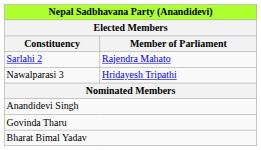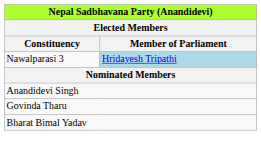- row: (24, 59)
(139, 75) no background -> (139, 59) lightblue background
